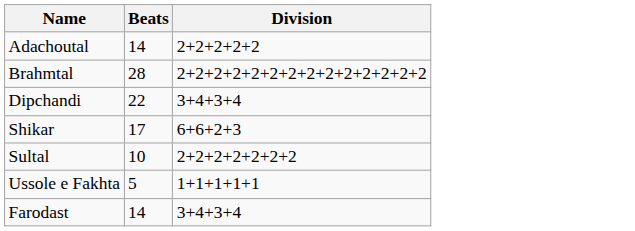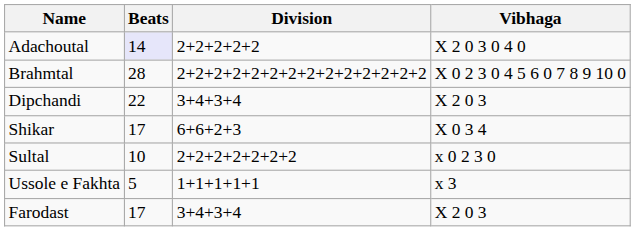+ column: (530, 18)
(137, 45) no background -> (137, 45) lavender background
(137, 211) 14 -> (137, 211) 17
